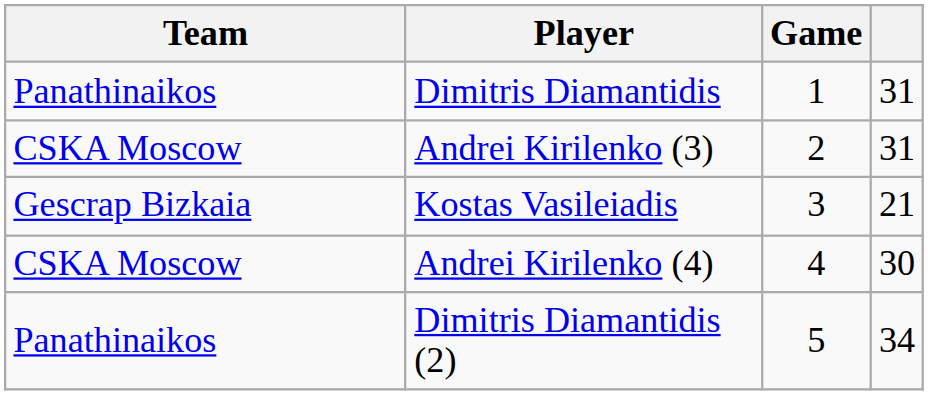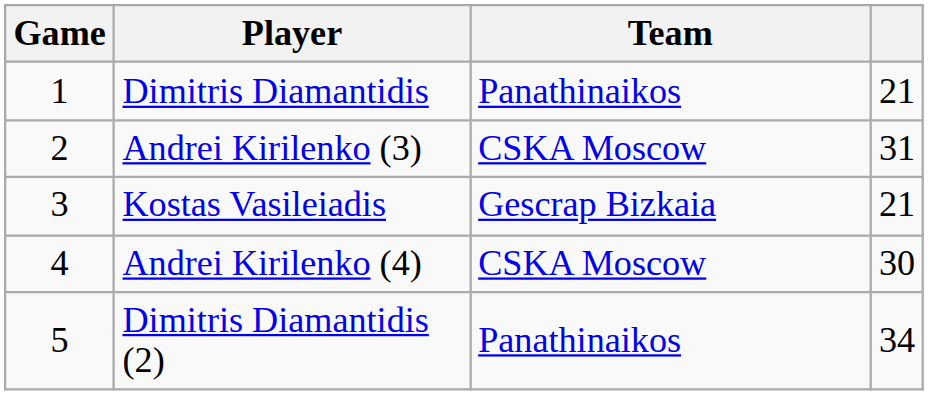columns swapped: (816, 33) <-> (206, 33)
(897, 90) 31 -> (897, 90) 21
